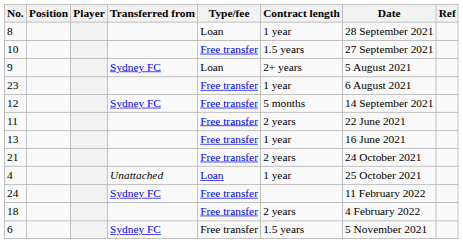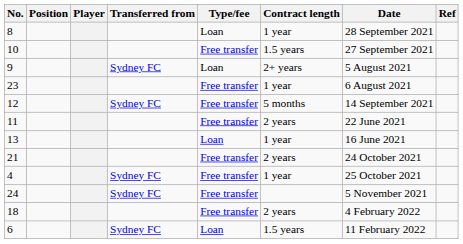(229, 139) Free transfer -> (212, 139) Loan
(137, 175) Unattached -> (135, 175) Sydney FC
(212, 175) Loan -> (229, 175) Free transfer
(385, 193) 11 February 2022 -> (386, 193) 5 November 2021
(229, 229) Free transfer -> (212, 229) Loan
(386, 229) 5 November 2021 -> (385, 229) 11 February 2022
